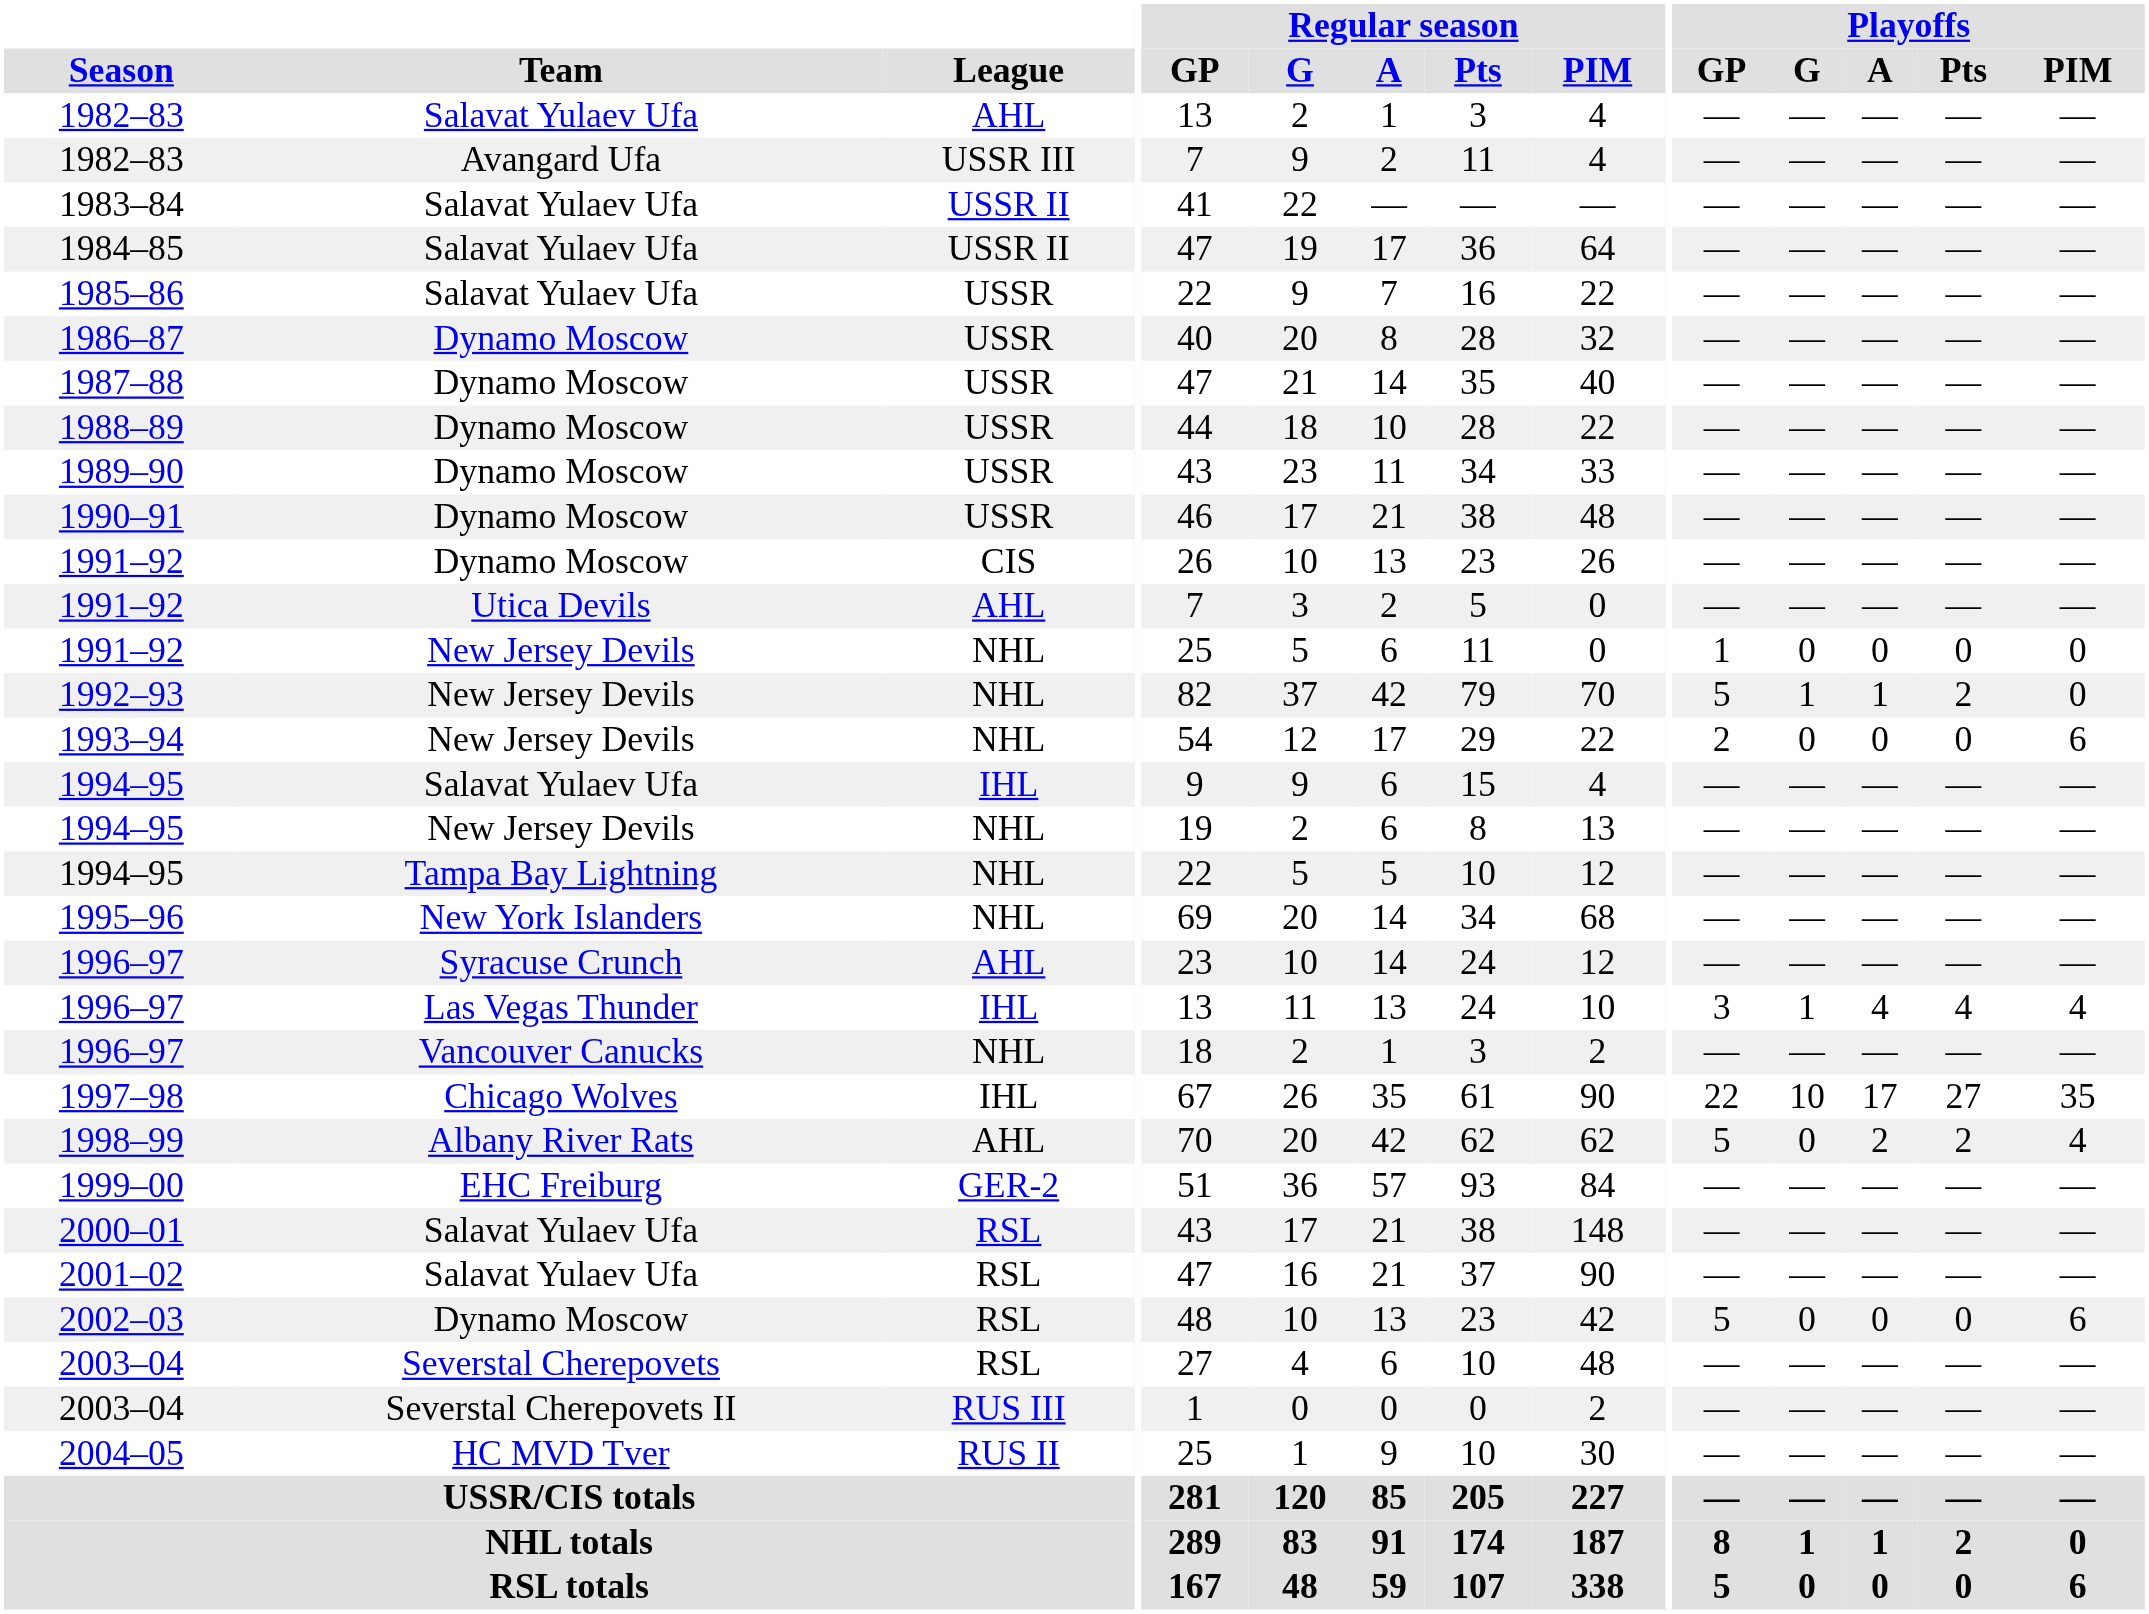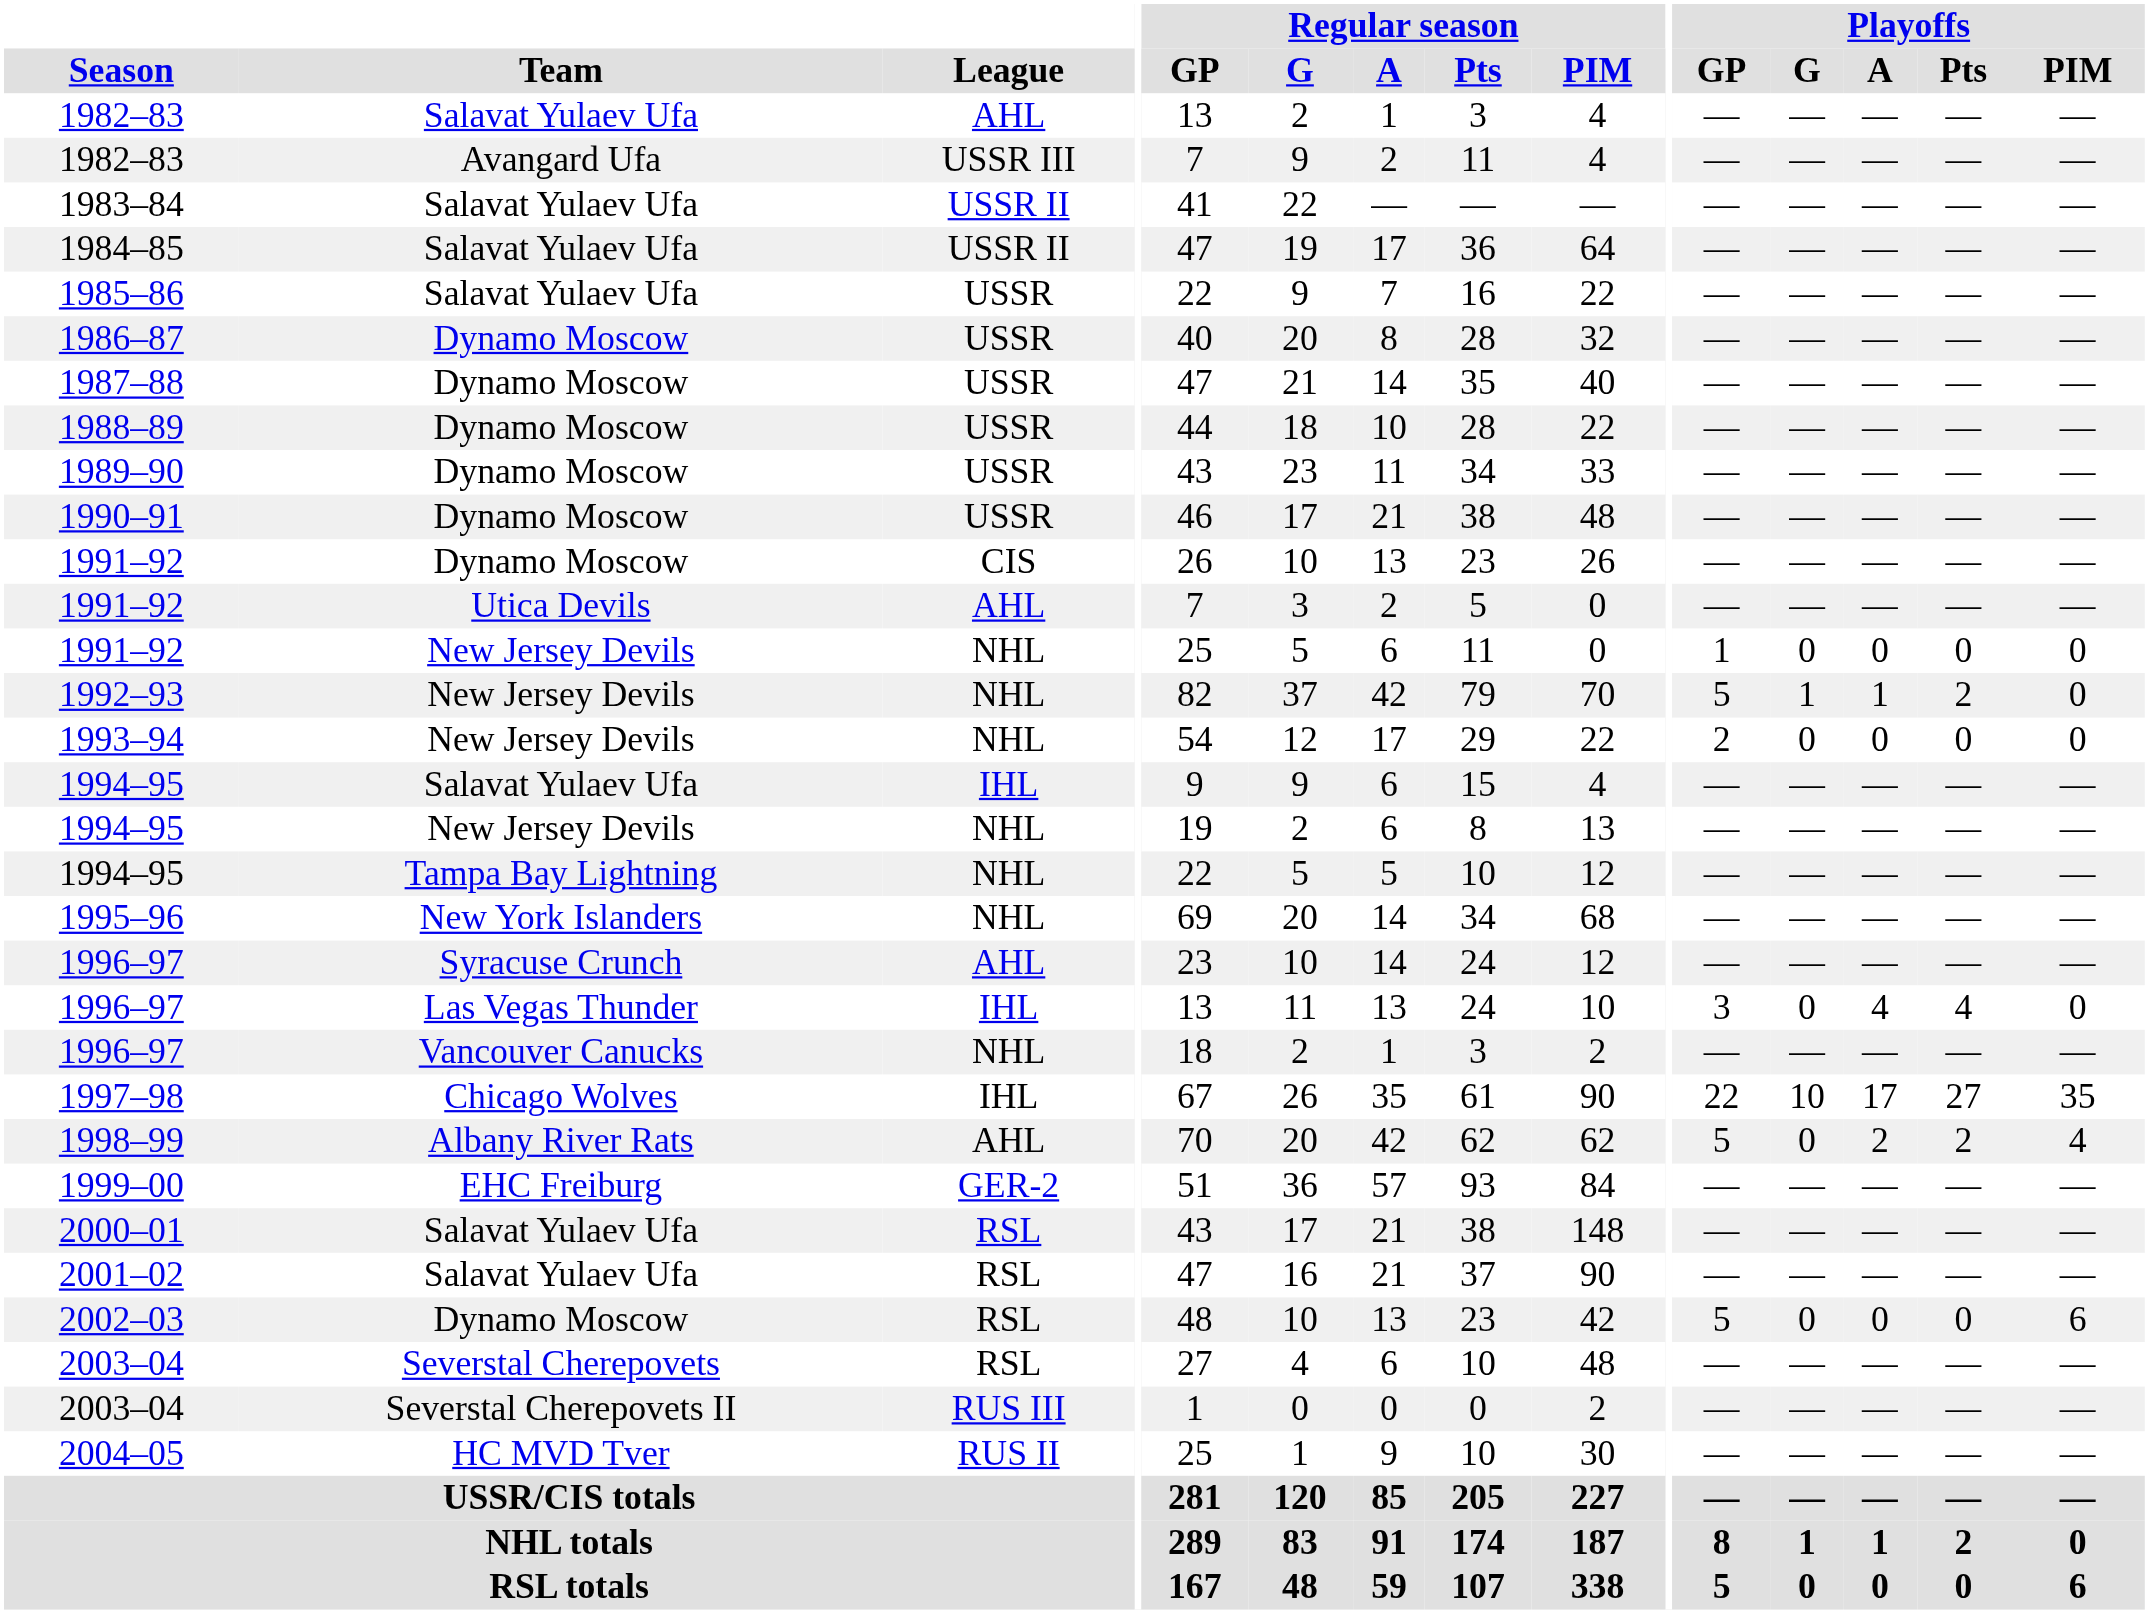(2078, 739) 6 -> (2078, 739) 0
(1807, 1006) 1 -> (1807, 1006) 0
(2078, 1006) 4 -> (2078, 1006) 0
